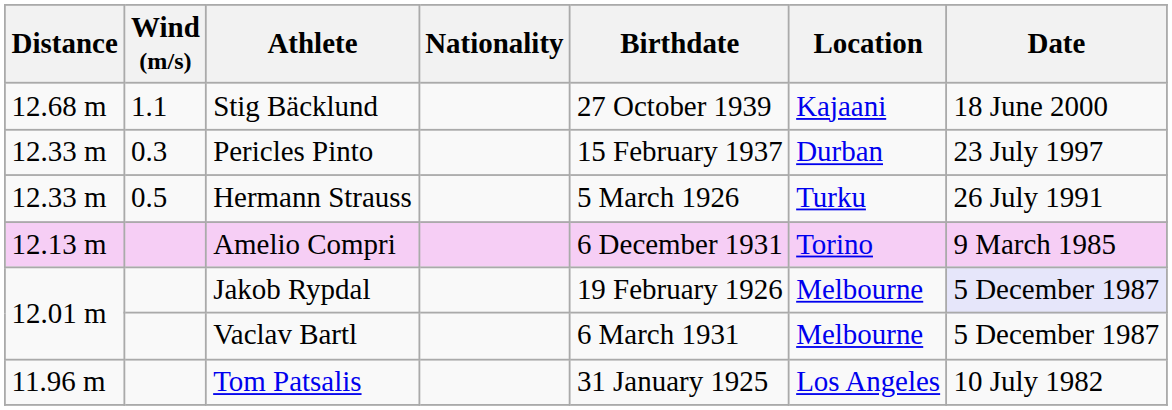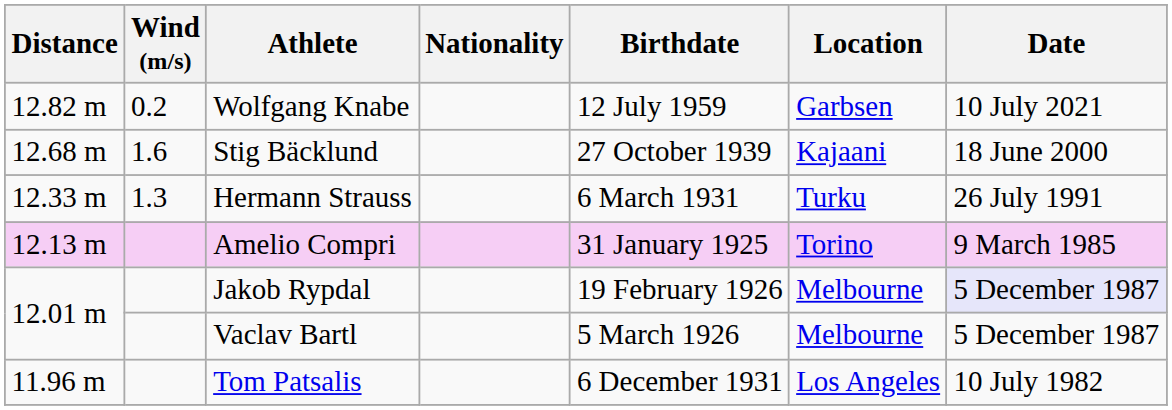+ row: (311, 105)
(149, 105) 1.1 -> (149, 151) 1.6
- row: (293, 151)
(149, 197) 0.5 -> (149, 197) 1.3
(658, 197) 5 March 1926 -> (658, 197) 6 March 1931
(680, 243) 6 December 1931 -> (673, 243) 31 January 1925
(658, 335) 6 March 1931 -> (658, 335) 5 March 1926
(673, 381) 31 January 1925 -> (680, 381) 6 December 1931
